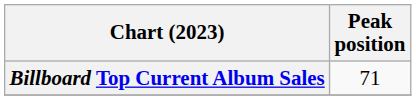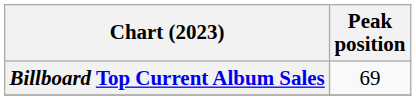(370, 77) 71 -> (370, 77) 69
